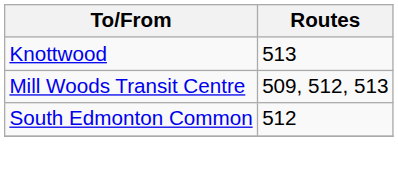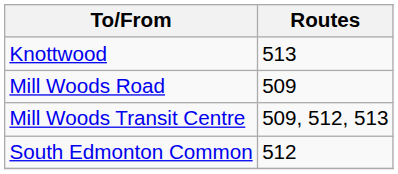+ row: (87, 86)
